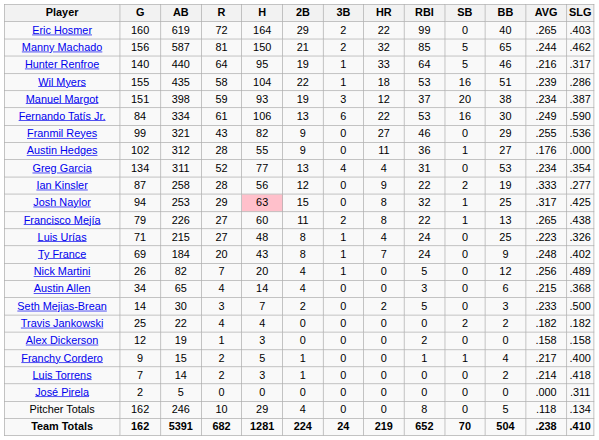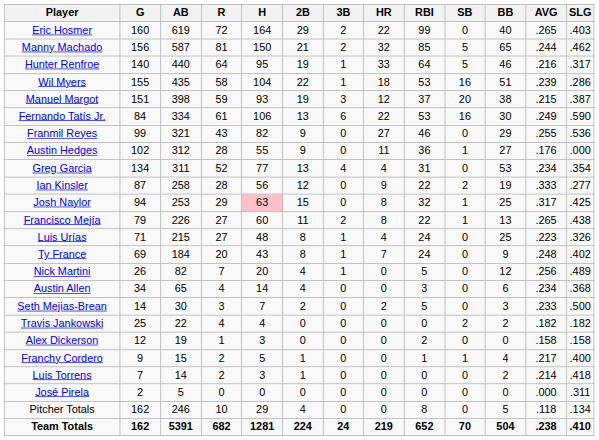(546, 99) .234 -> (546, 99) .215
(546, 289) .215 -> (546, 289) .234
